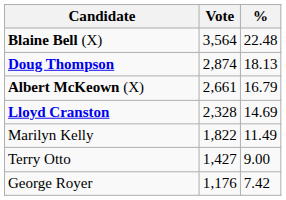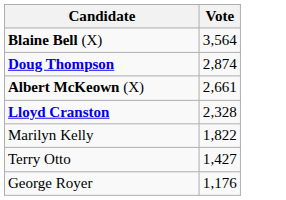- column: (261, 16)
